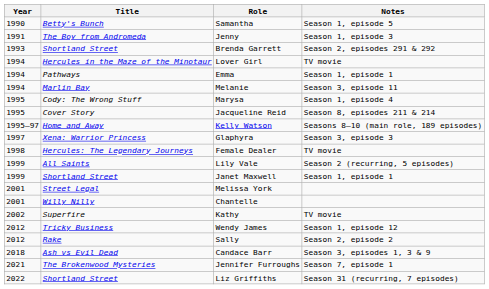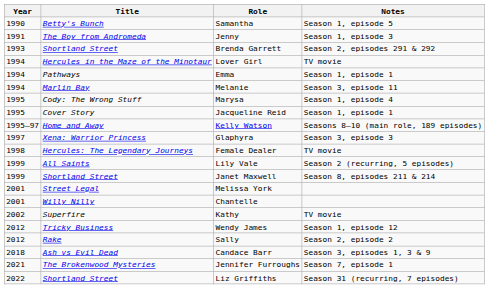(370, 112) Season 8, episodes 211 & 214 -> (348, 112) Season 1, episode 1
(348, 176) Season 1, episode 1 -> (370, 176) Season 8, episodes 211 & 214
